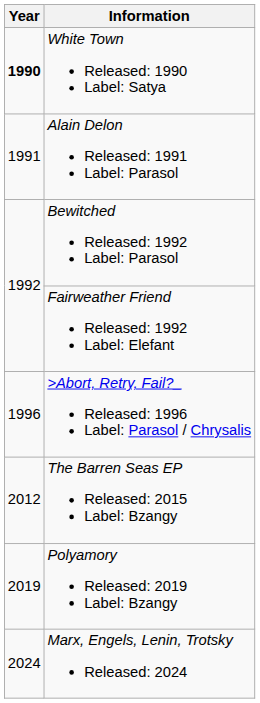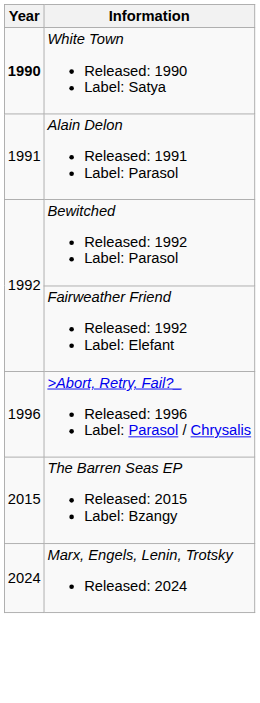(24, 500) 2012 -> (24, 500) 2015
- row: (149, 579)
